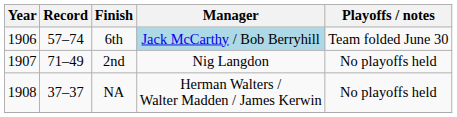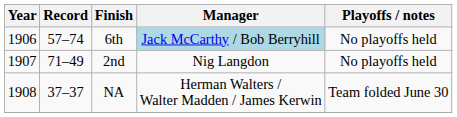(388, 38) Team folded June 30 -> (388, 38) No playoffs held
(388, 92) No playoffs held -> (388, 92) Team folded June 30
